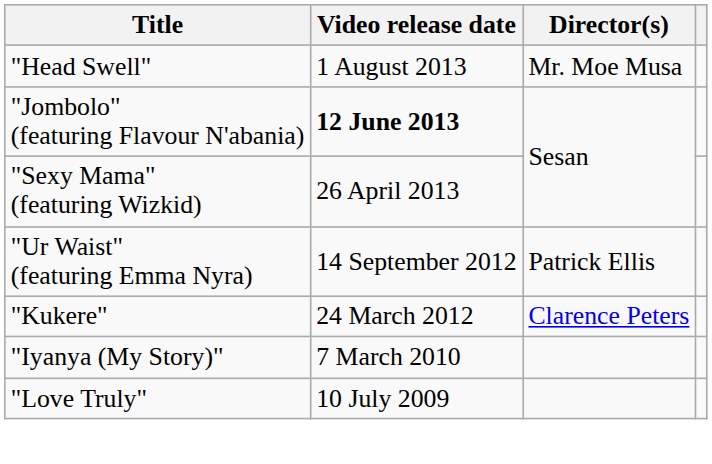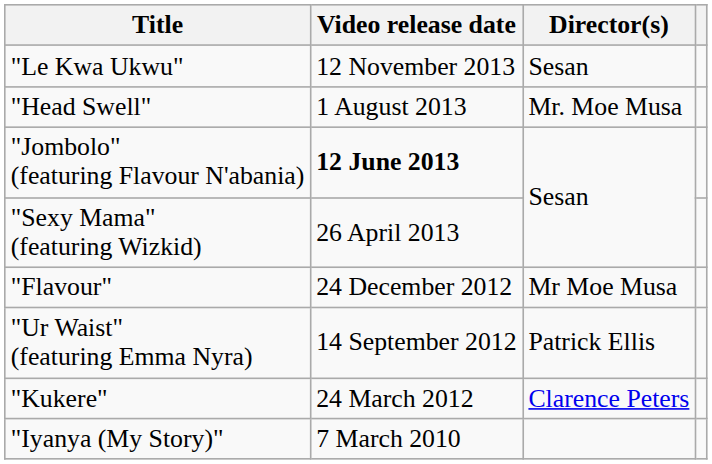+ row: (97, 65)
+ row: (61, 287)
- row: (79, 397)
